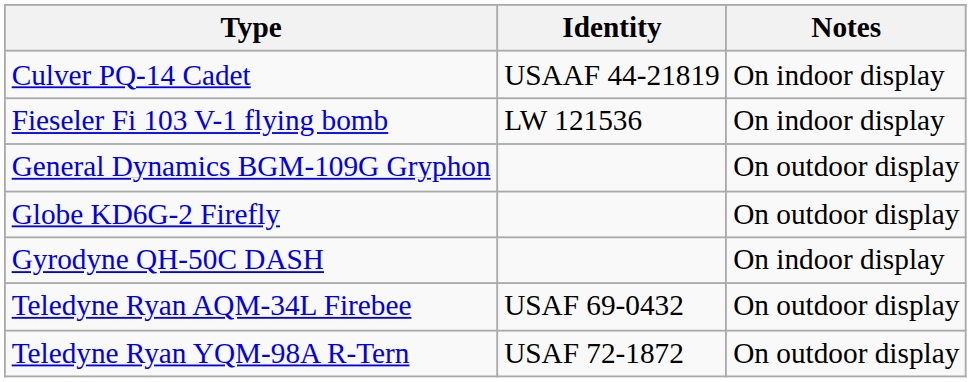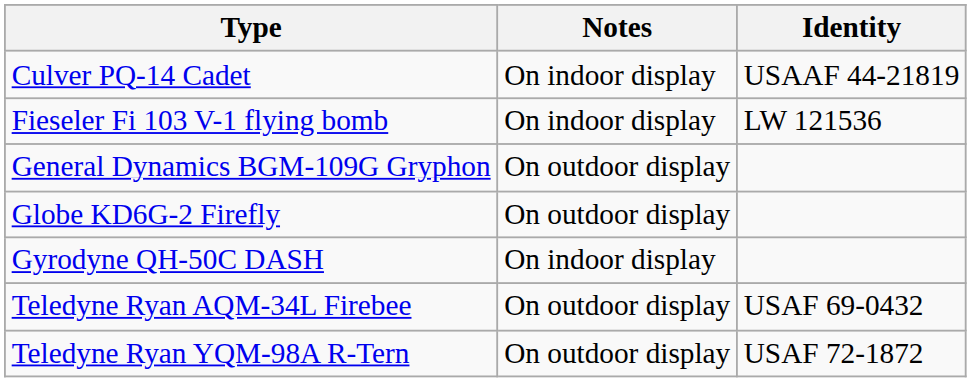columns swapped: (612, 27) <-> (846, 27)
